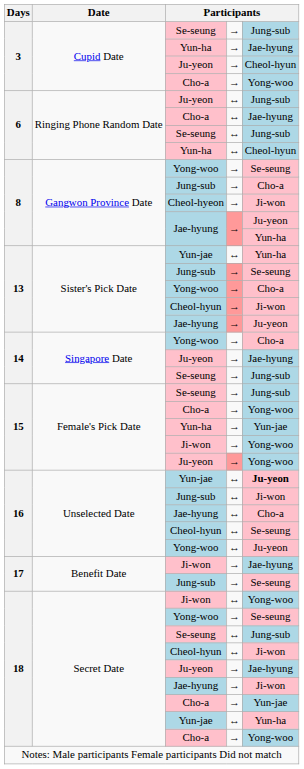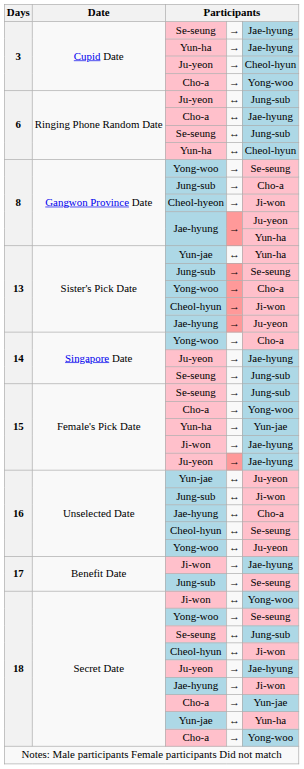(270, 30) Jung-sub -> (270, 30) Jae-hyung
(270, 444) Yong-woo -> (270, 444) Jae-hyung
(270, 461) Yong-woo -> (270, 461) Jae-hyung
(270, 479) bold -> (270, 479) normal
